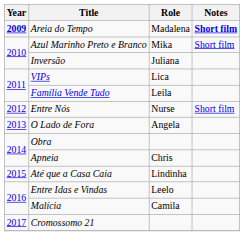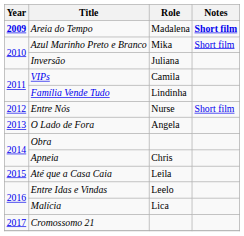(160, 77) Lica -> (165, 77) Camila
(161, 93) Leila -> (169, 93) Lindinha
(169, 174) Lindinha -> (161, 174) Leila
(165, 206) Camila -> (160, 206) Lica
